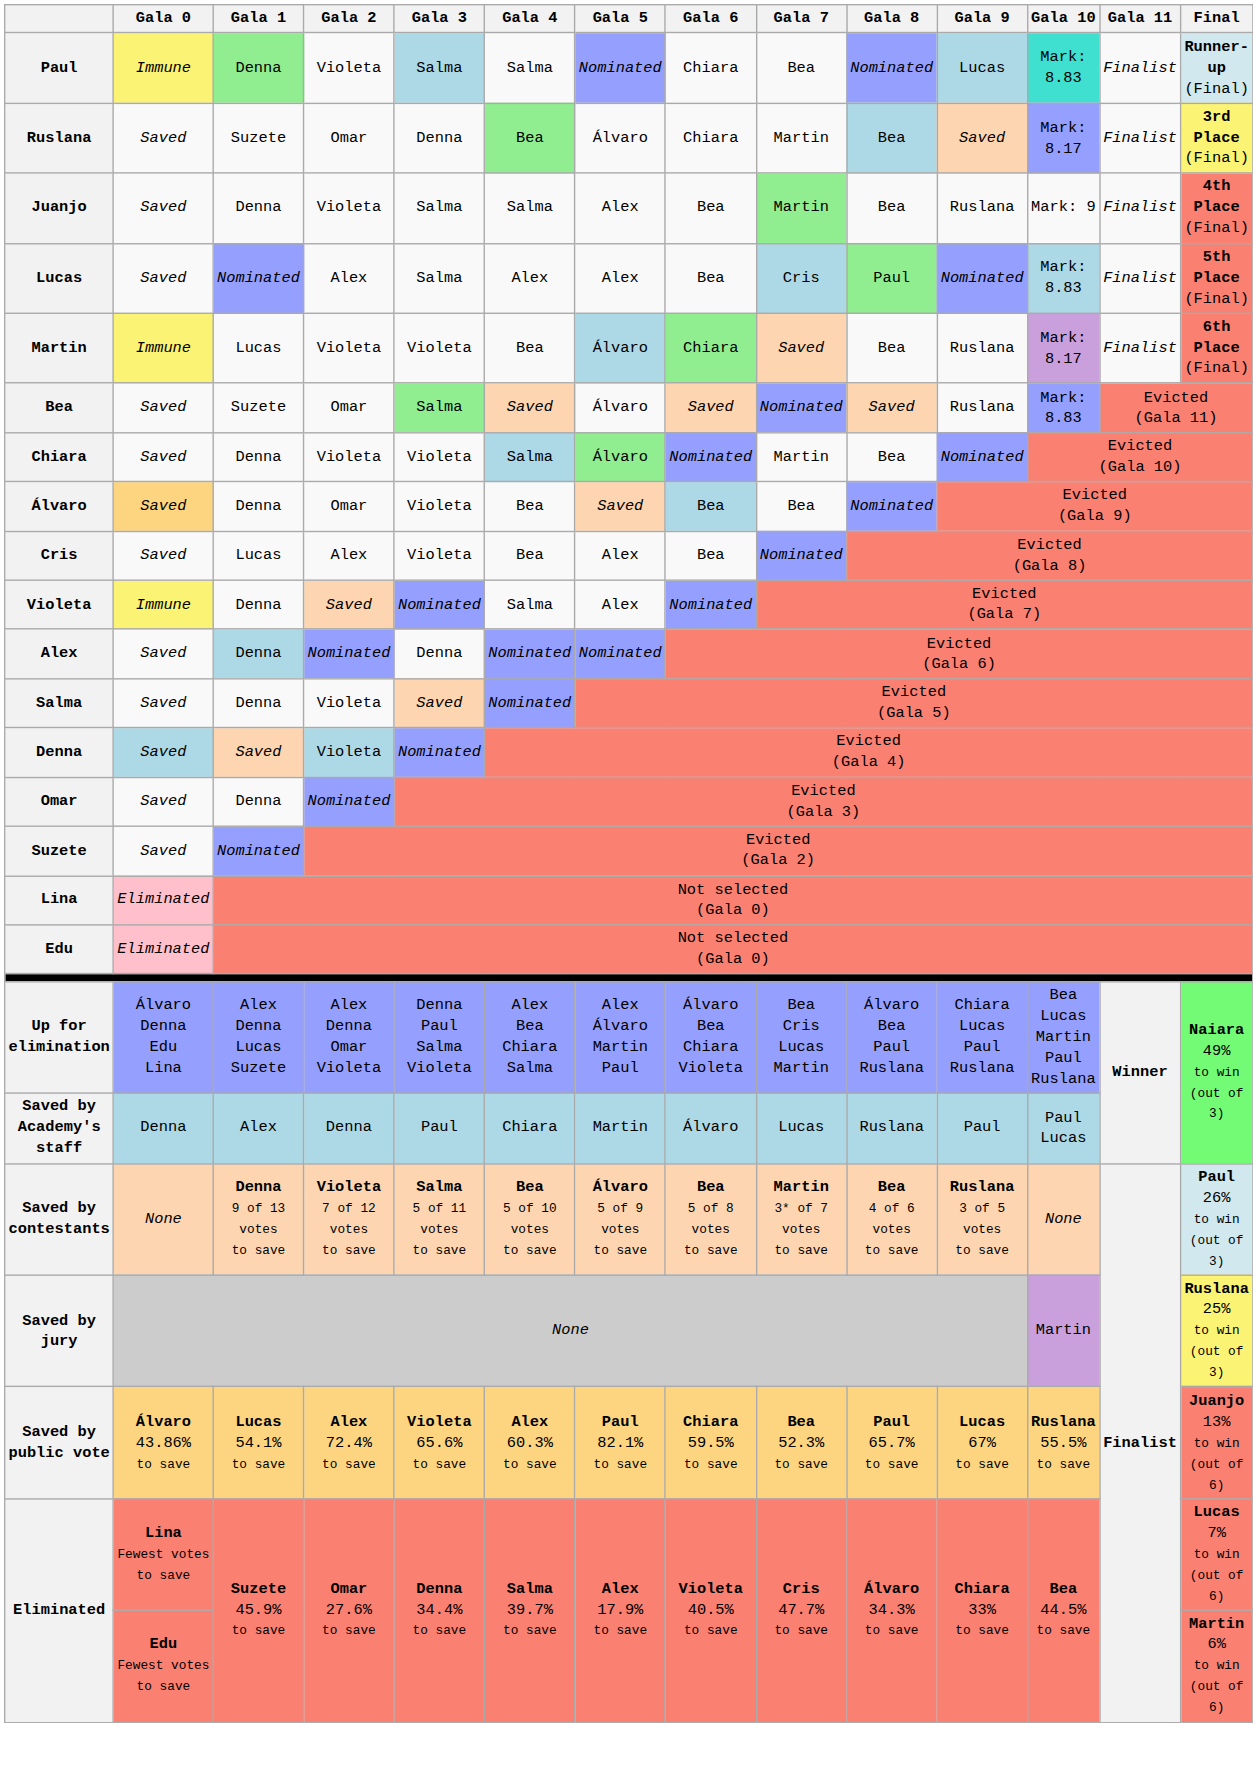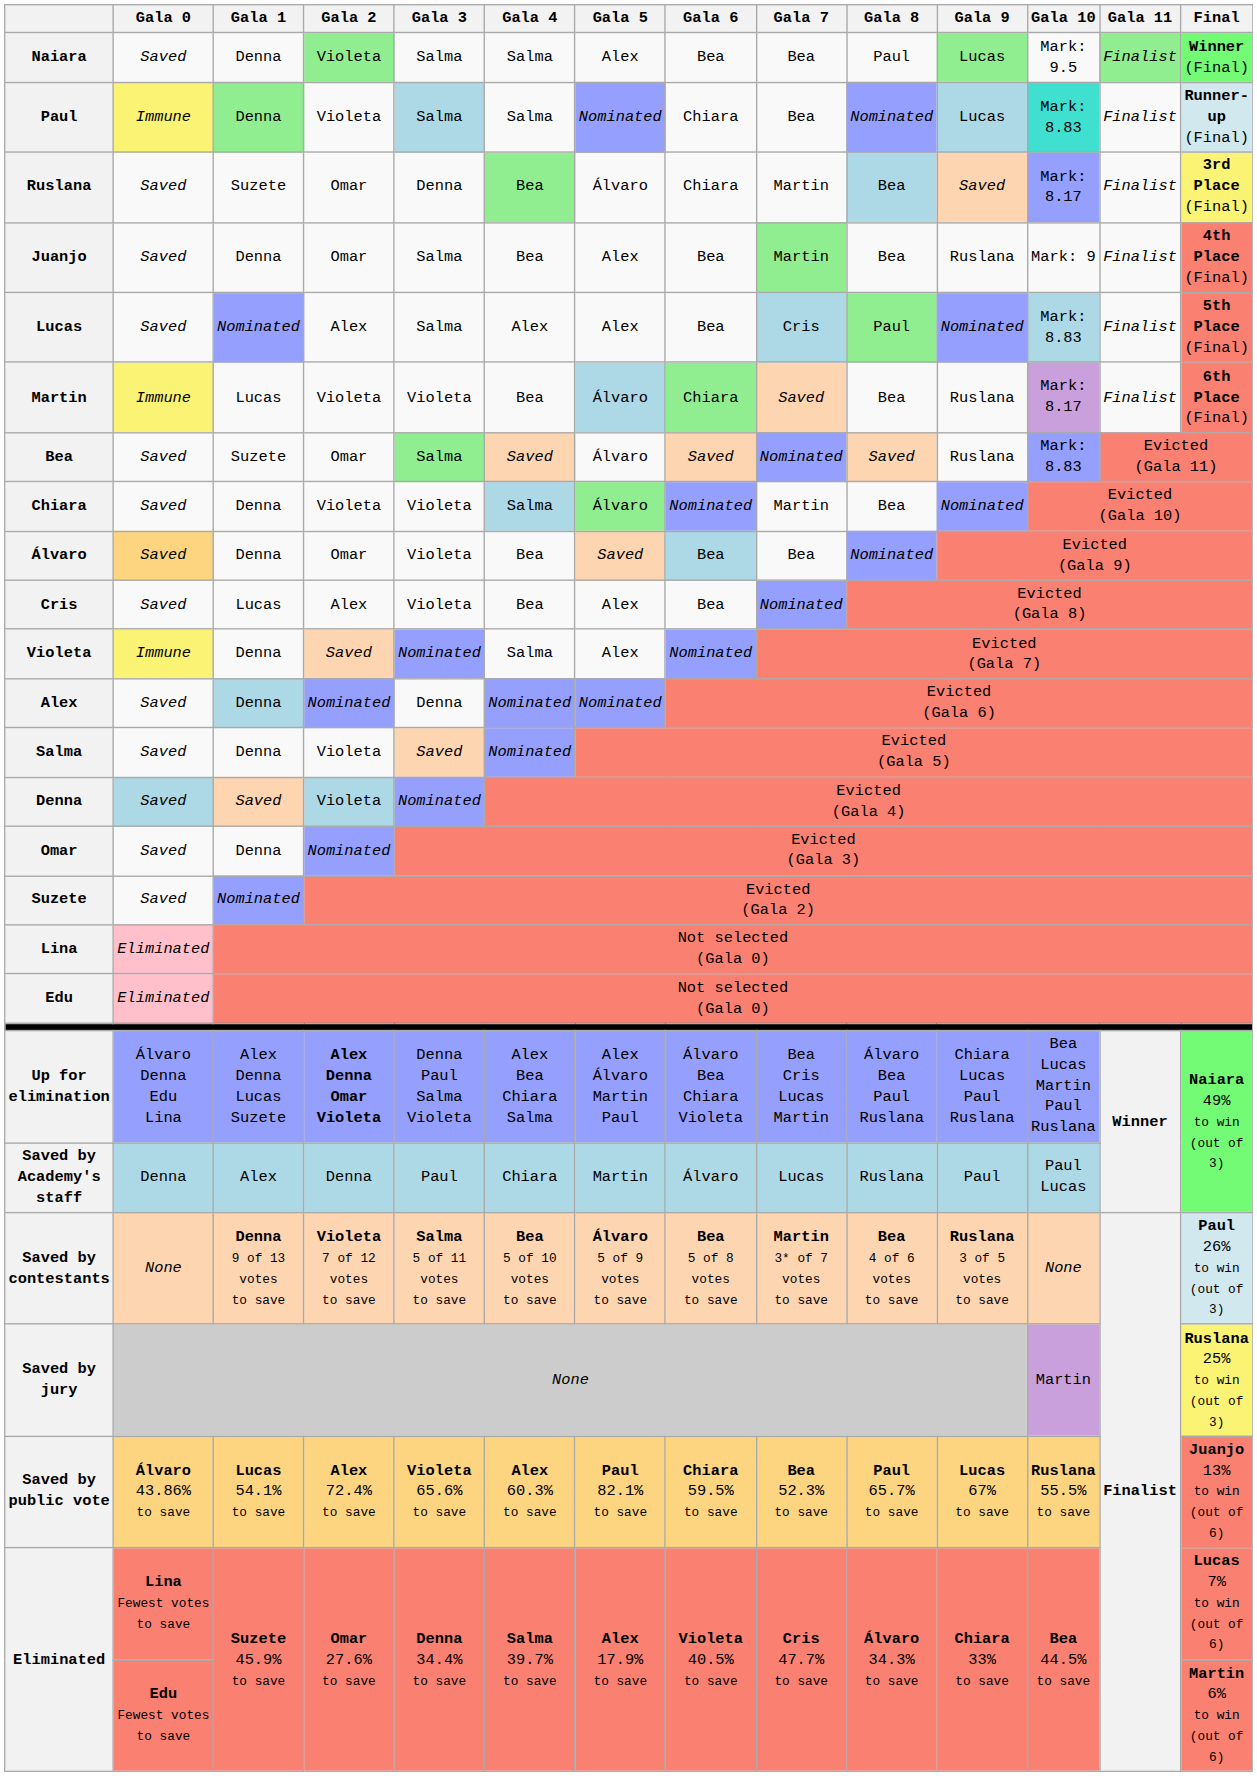+ row: (59, 57)
(349, 208) Violeta -> (349, 257) Omar
(530, 208) Salma -> (530, 257) Bea
(349, 1037) normal -> (349, 1086) bold
